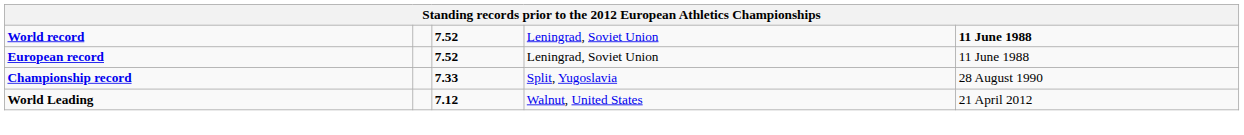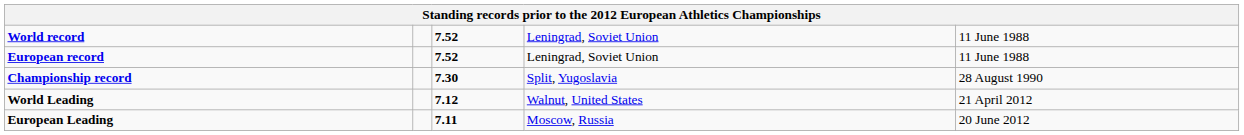(995, 36) bold -> (994, 36) normal
(446, 78) 7.33 -> (446, 78) 7.30
+ row: (60, 120)
